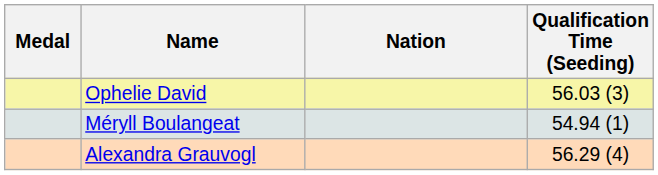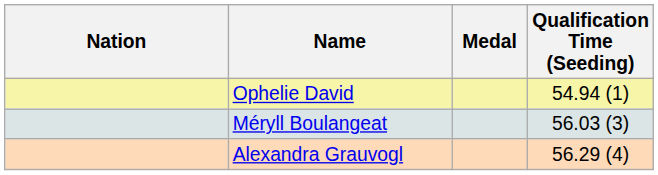columns swapped: (43, 42) <-> (416, 42)
(591, 94) 56.03 (3) -> (591, 94) 54.94 (1)
(591, 124) 54.94 (1) -> (591, 124) 56.03 (3)
